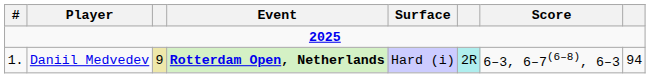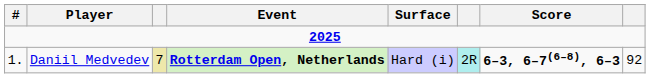(160, 60) 9 -> (160, 60) 7
(552, 60) normal -> (552, 60) bold
(634, 60) 94 -> (634, 60) 92
